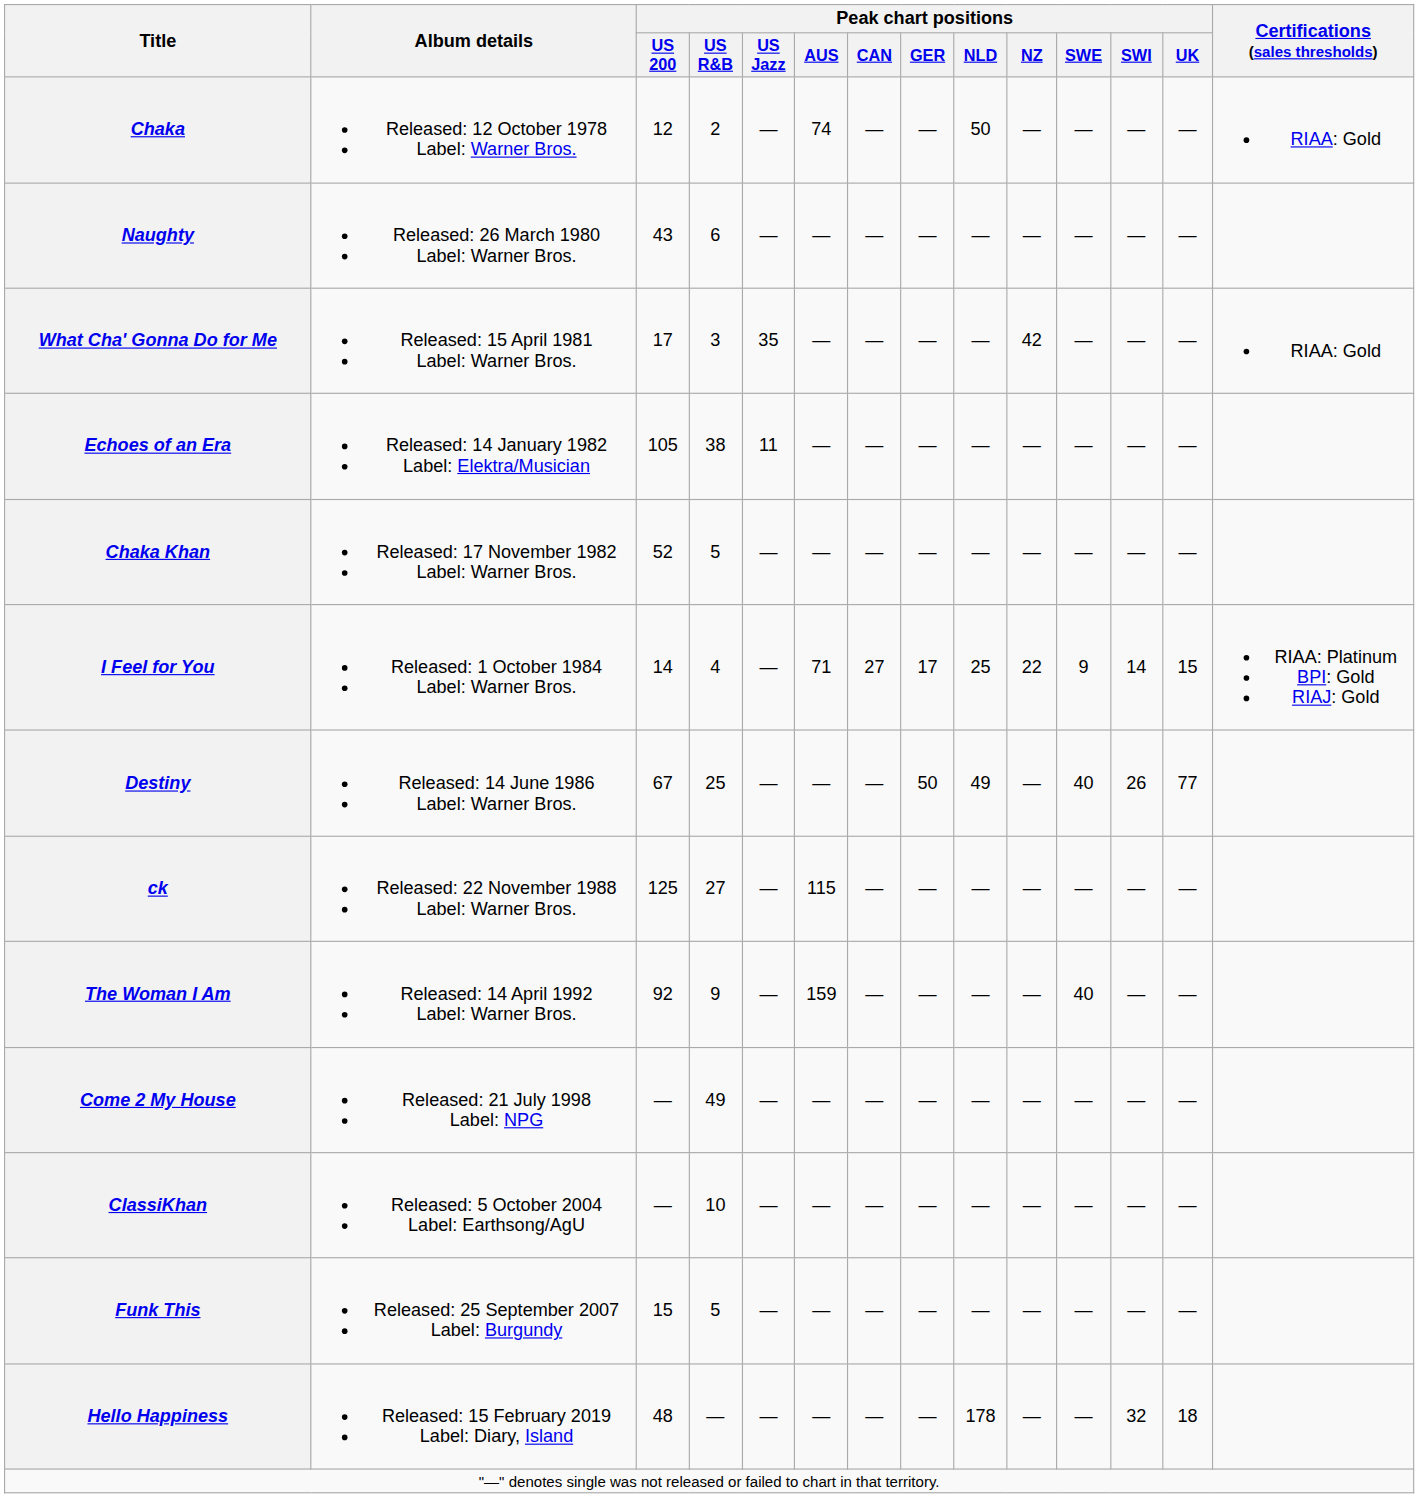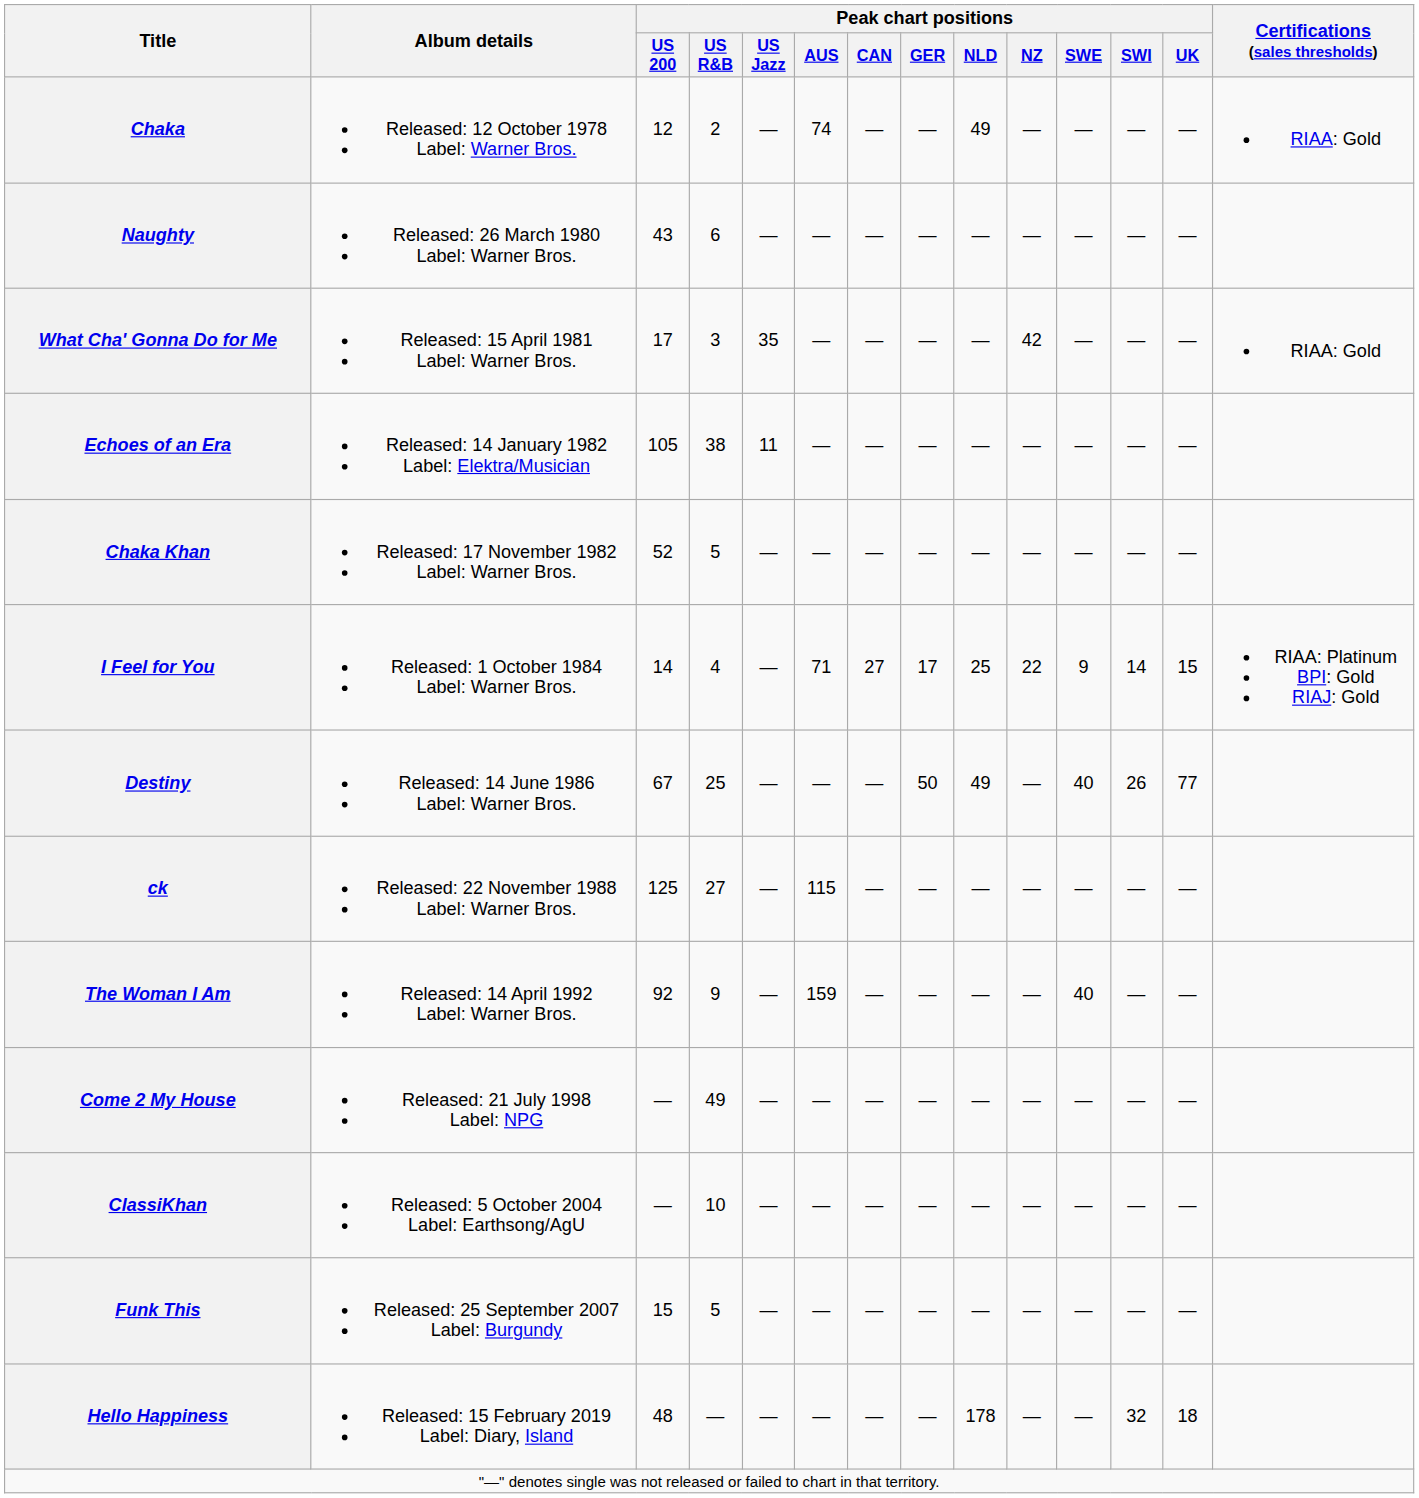(980, 129) 50 -> (980, 129) 49
